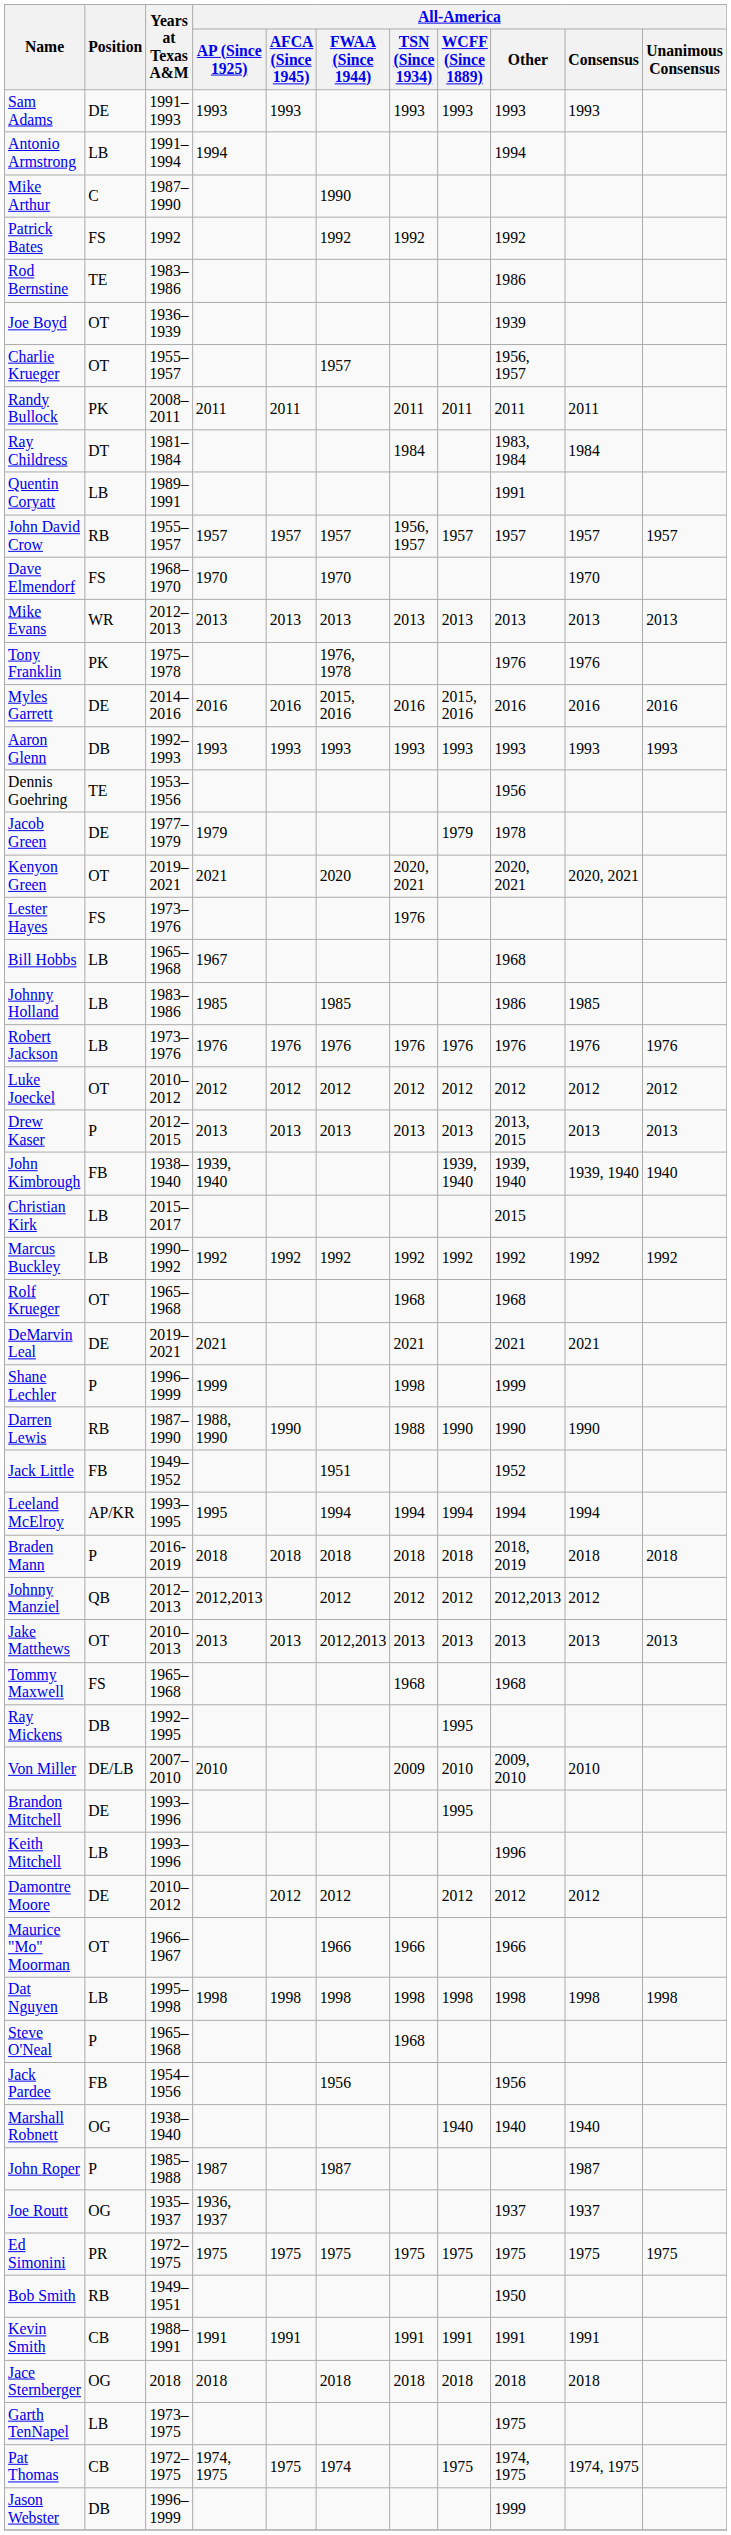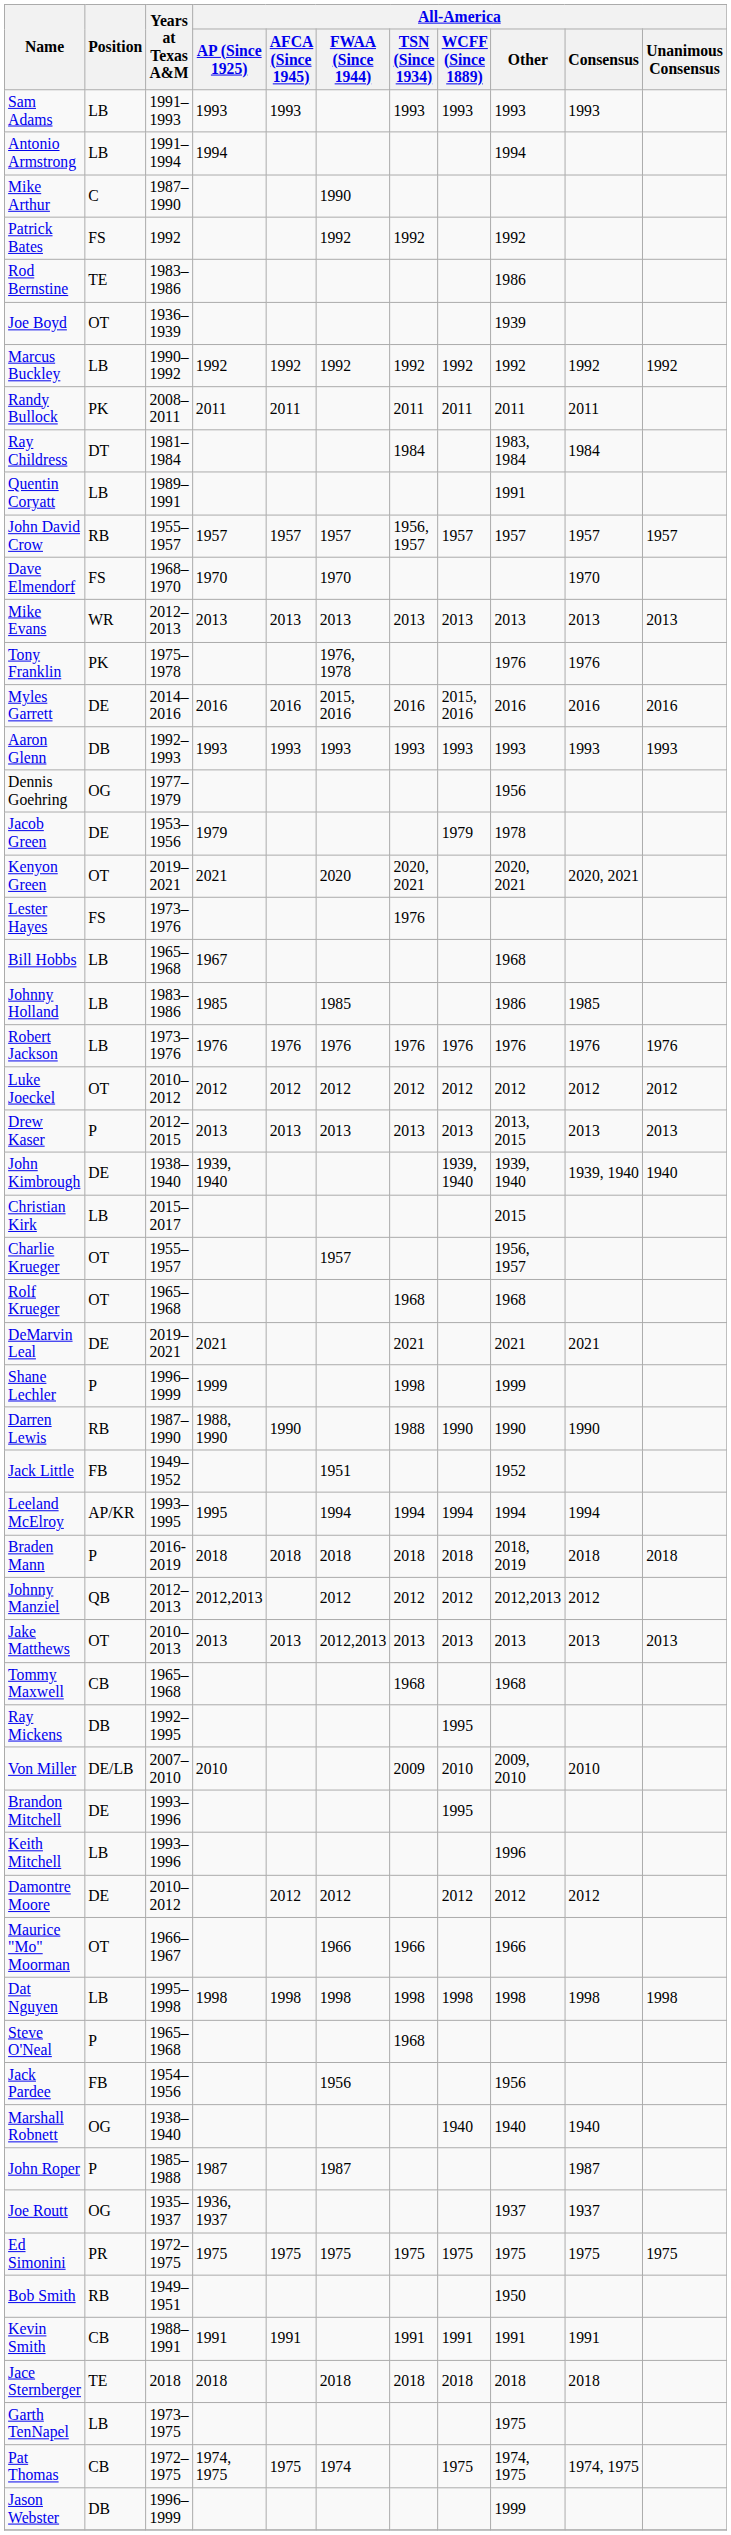(99, 110) DE -> (98, 110) LB
rows swapped: (34, 1258) <-> (34, 365)
(98, 790) TE -> (100, 790) OG
(169, 790) 1953–1956 -> (169, 790) 1977–1979
(169, 833) 1977–1979 -> (169, 833) 1953–1956
(98, 1173) FB -> (99, 1173) DE
(97, 1683) FS -> (99, 1683) CB
(100, 2381) OG -> (98, 2381) TE
